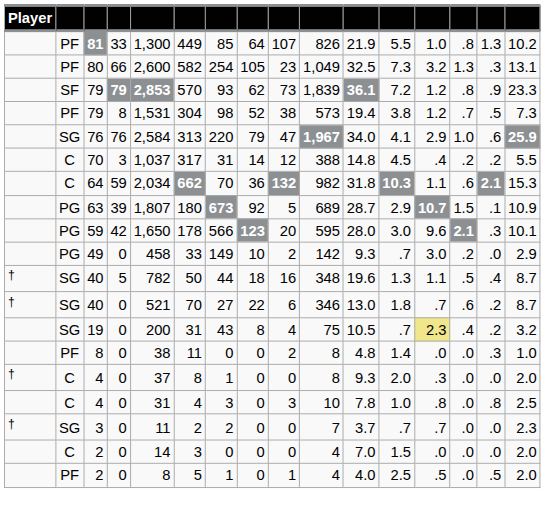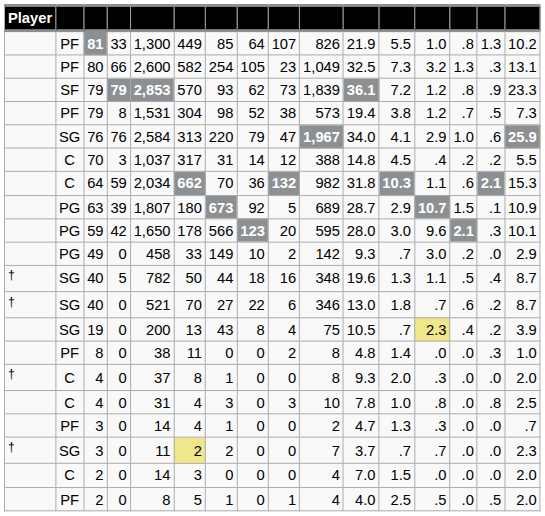(194, 330) 31 -> (194, 330) 13
(527, 330) 3.2 -> (527, 330) 3.9
+ row: (70, 426)
(198, 427) no background -> (198, 451) khaki background
